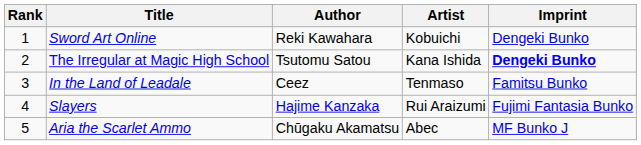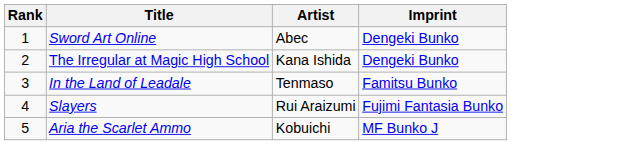- column: (337, 15)
(433, 38) Kobuichi -> (292, 38) Abec
(544, 60) bold -> (411, 60) normal
(422, 128) Abec -> (303, 128) Kobuichi
